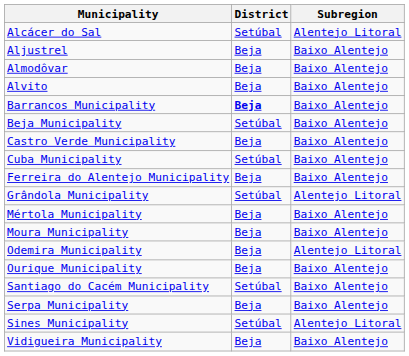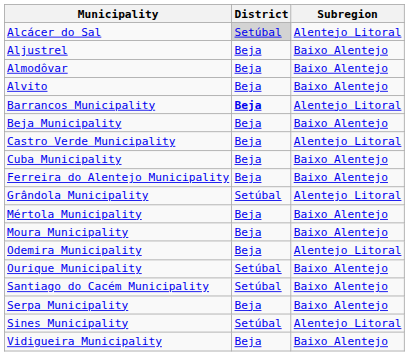(258, 32) no background -> (258, 32) lightgrey background
(341, 105) Baixo Alentejo -> (348, 105) Alentejo Litoral
(258, 123) Setúbal -> (248, 123) Beja
(341, 141) Baixo Alentejo -> (348, 141) Alentejo Litoral
(258, 159) Setúbal -> (248, 159) Beja
(248, 269) Beja -> (258, 269) Setúbal
